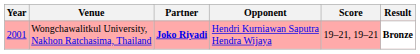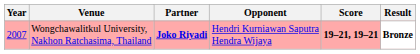(17, 35) 2001 -> (17, 35) 2007
(351, 35) normal -> (351, 35) bold
